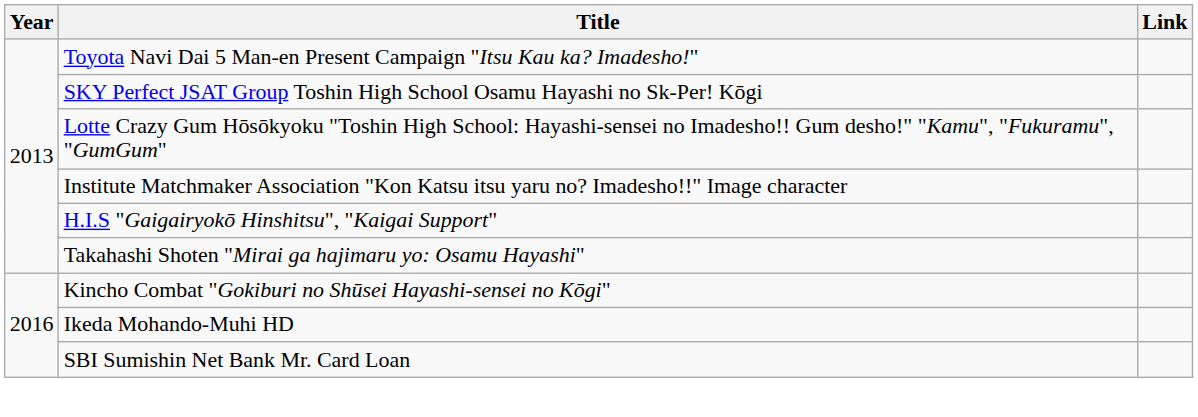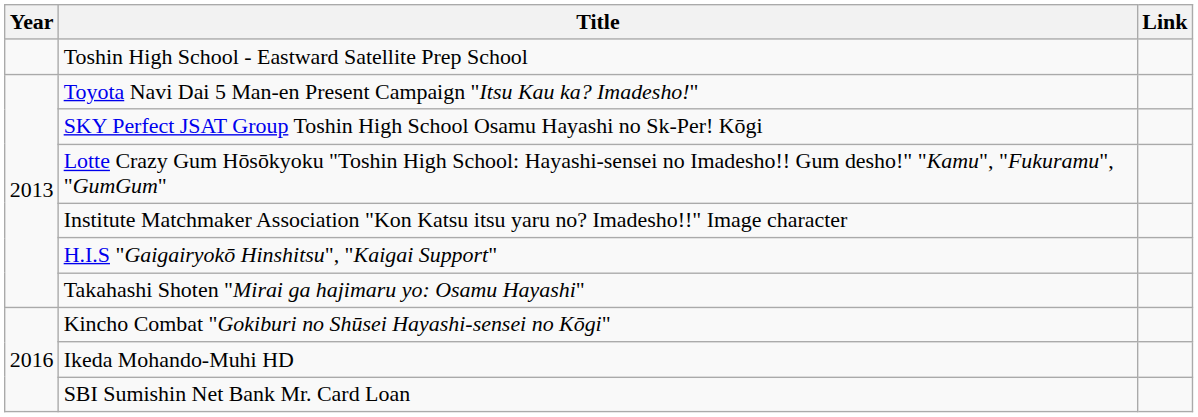+ row: (296, 56)
